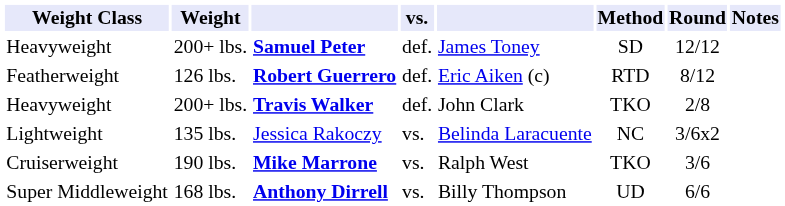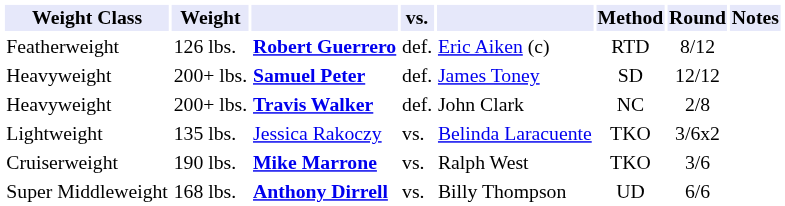rows swapped: (309, 46) <-> (325, 75)
(630, 104) TKO -> (630, 104) NC
(630, 133) NC -> (630, 133) TKO
